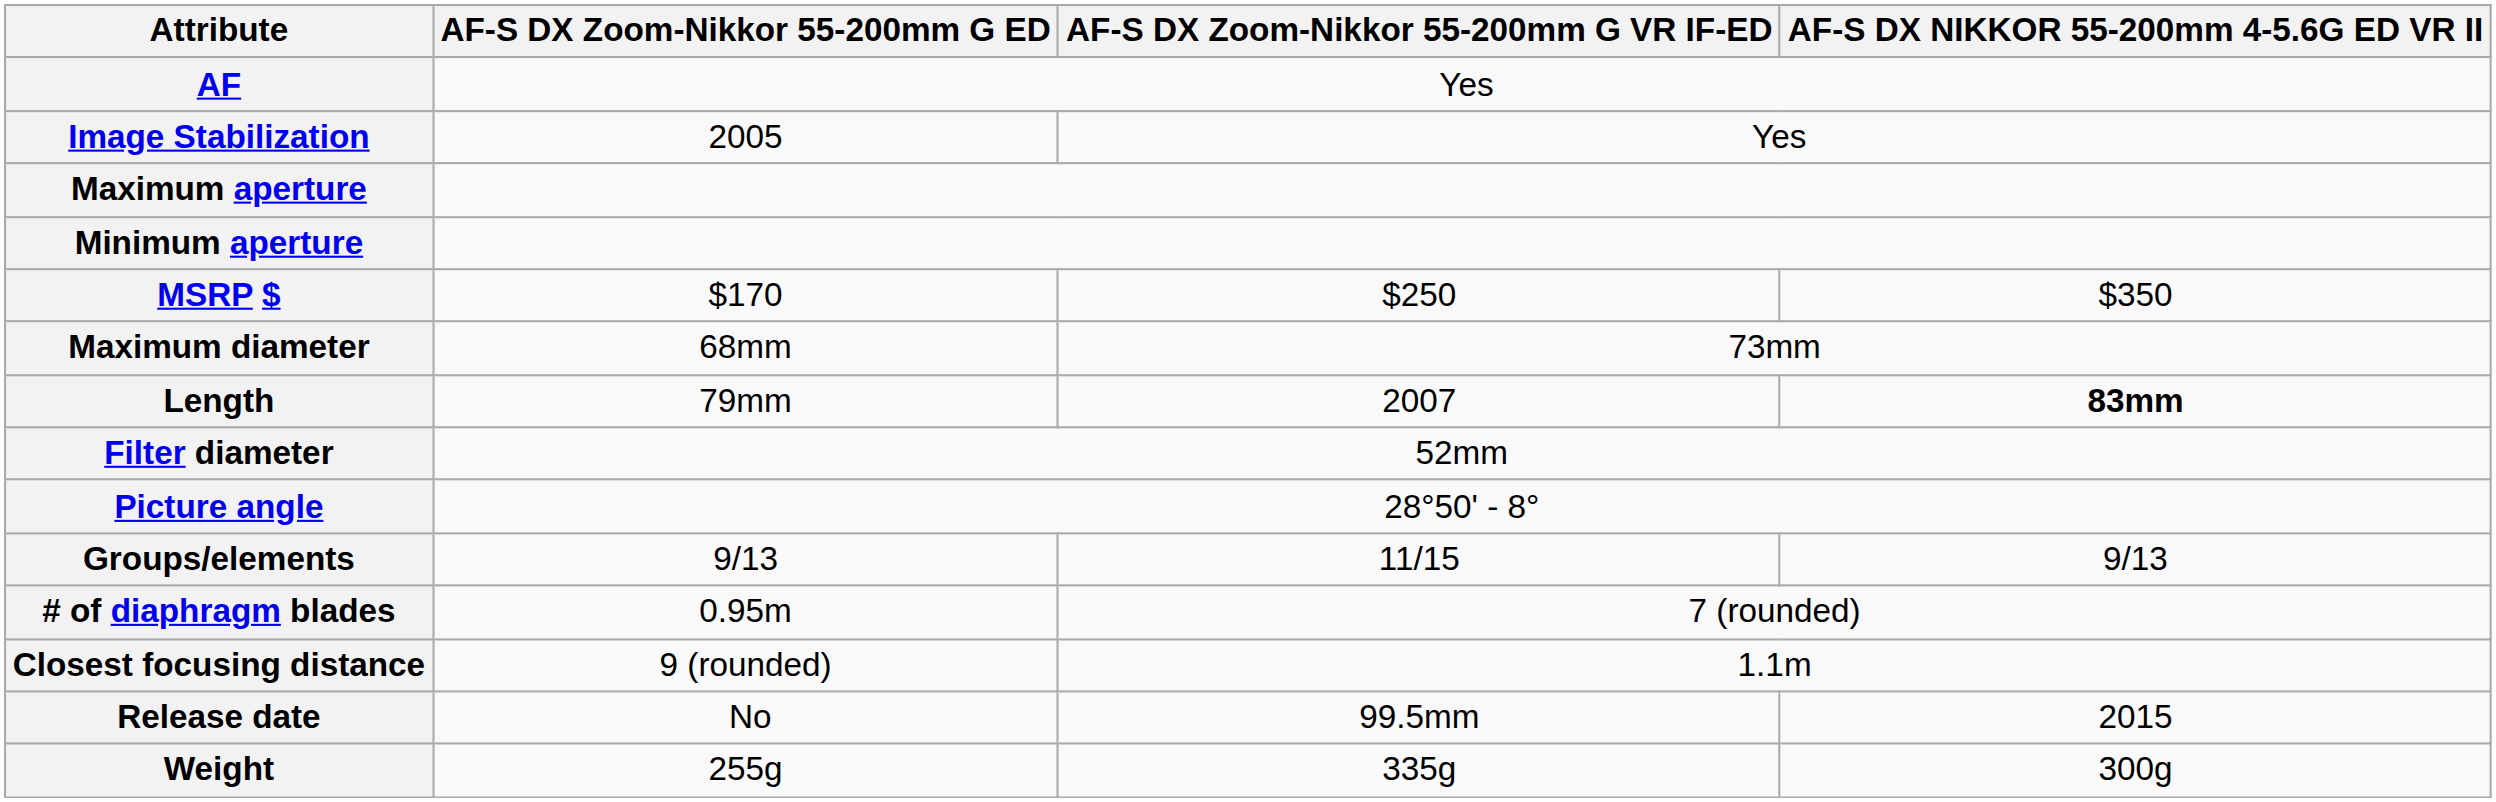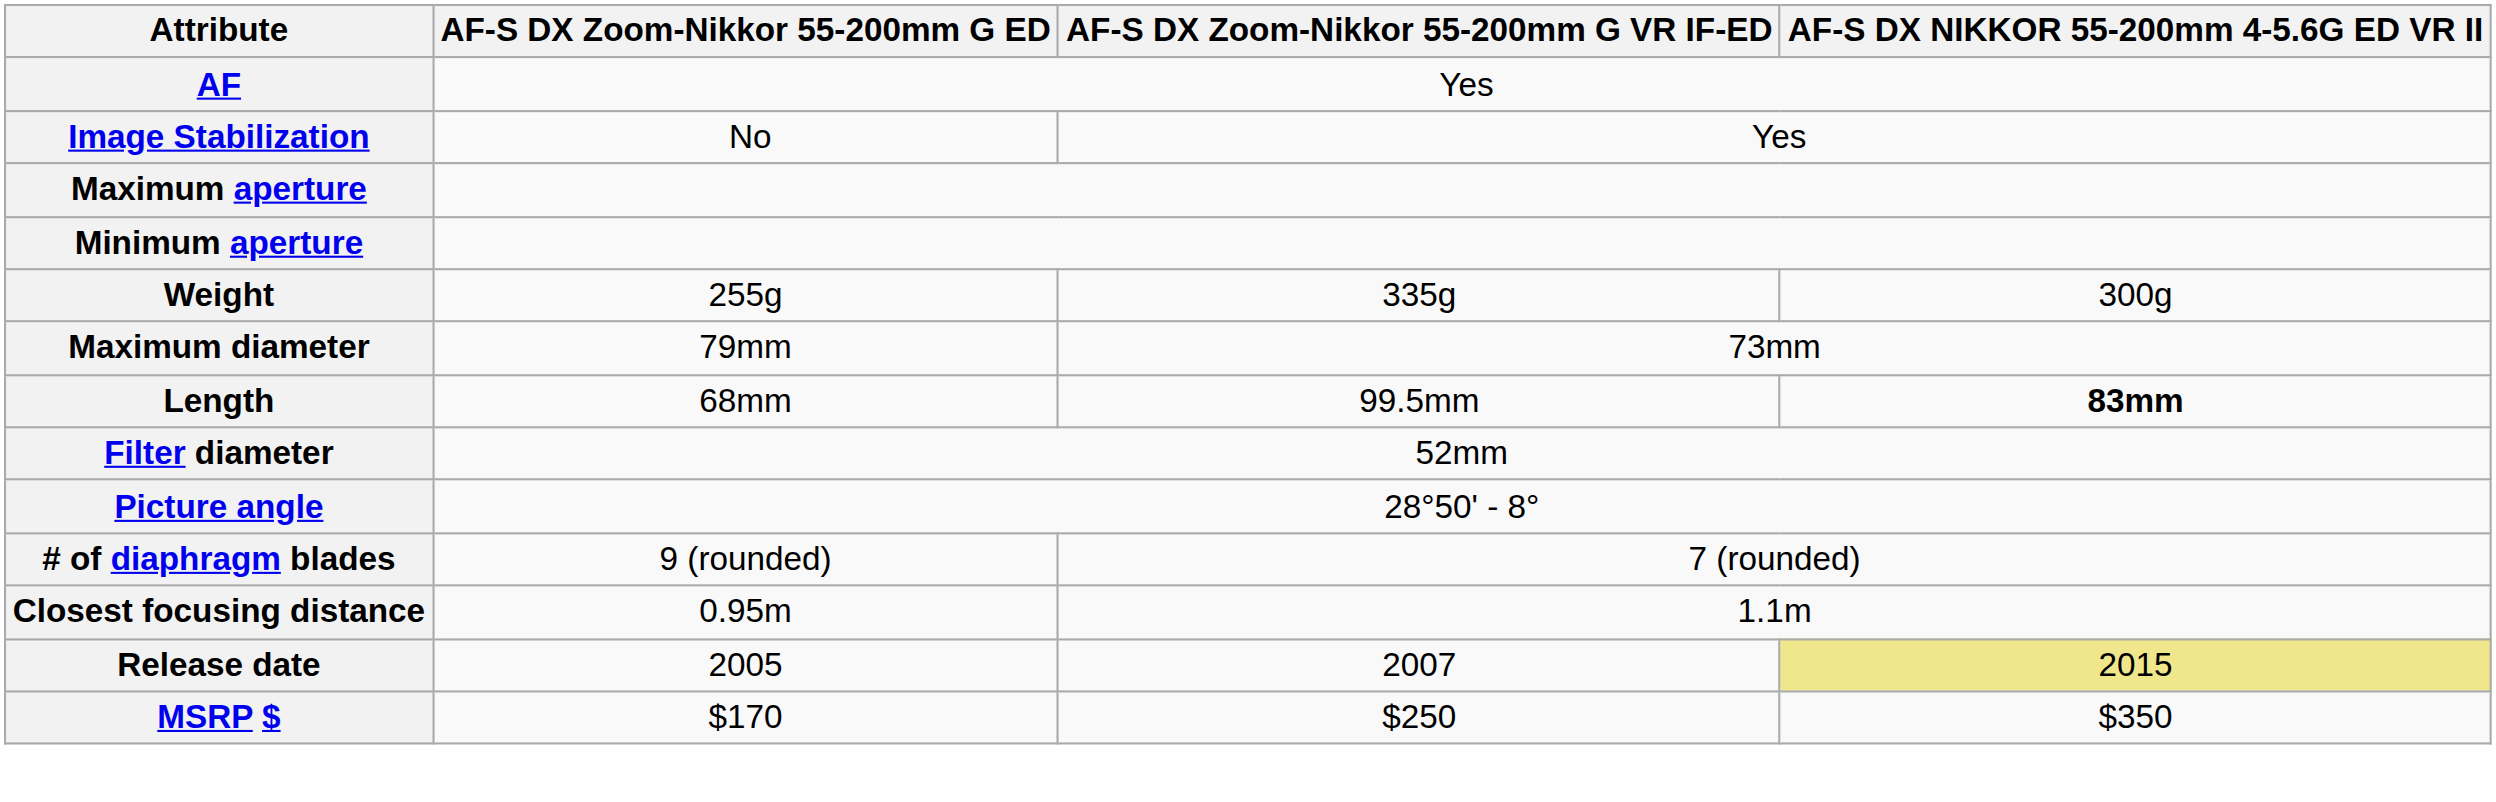(746, 136) 2005 -> (746, 136) No
rows swapped: (219, 769) <-> (219, 294)
(746, 347) 68mm -> (746, 347) 79mm
(746, 400) 79mm -> (746, 400) 68mm
(1419, 400) 2007 -> (1419, 400) 99.5mm
- row: (219, 558)
(746, 611) 0.95m -> (746, 558) 9 (rounded)
(746, 664) 9 (rounded) -> (746, 611) 0.95m
(746, 717) No -> (746, 664) 2005
(1419, 717) 99.5mm -> (1419, 664) 2007
(2136, 717) no background -> (2136, 664) khaki background
